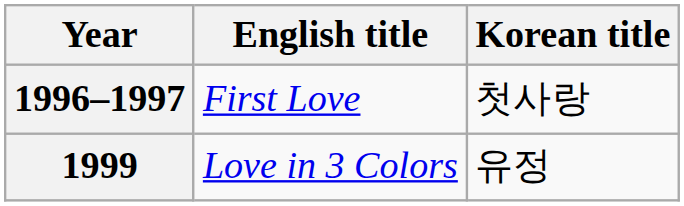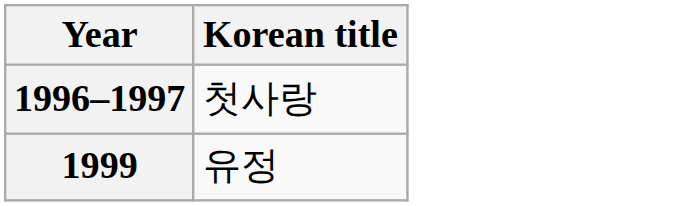- column: (330, 34)
